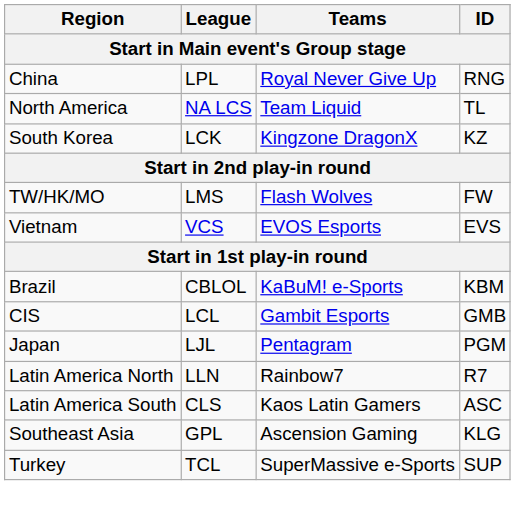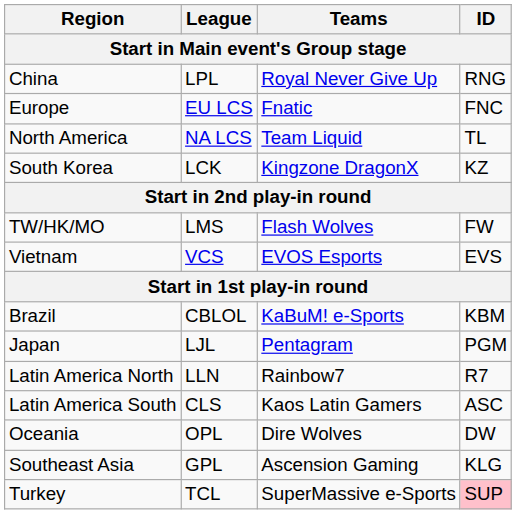+ row: (39, 108)
- row: (25, 316)
+ row: (44, 434)
(483, 464) no background -> (484, 494) pink background
